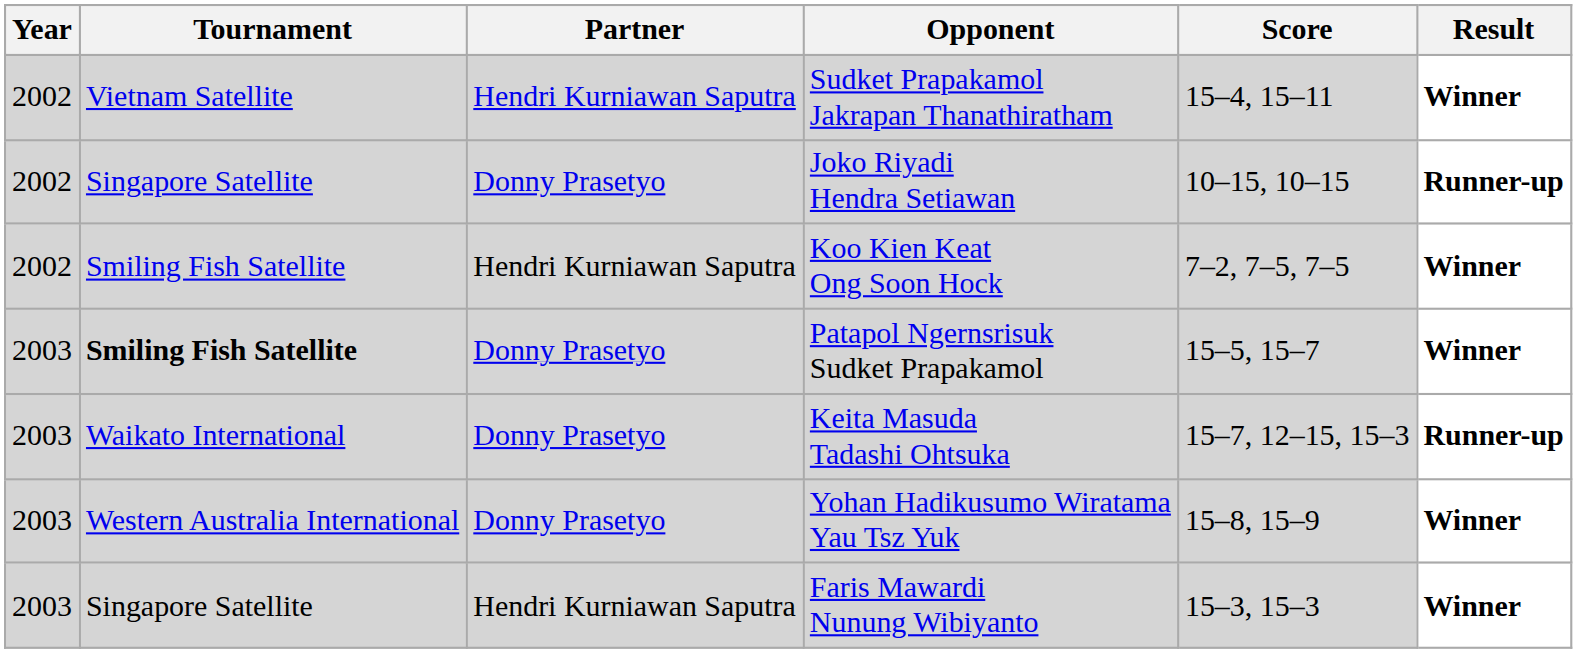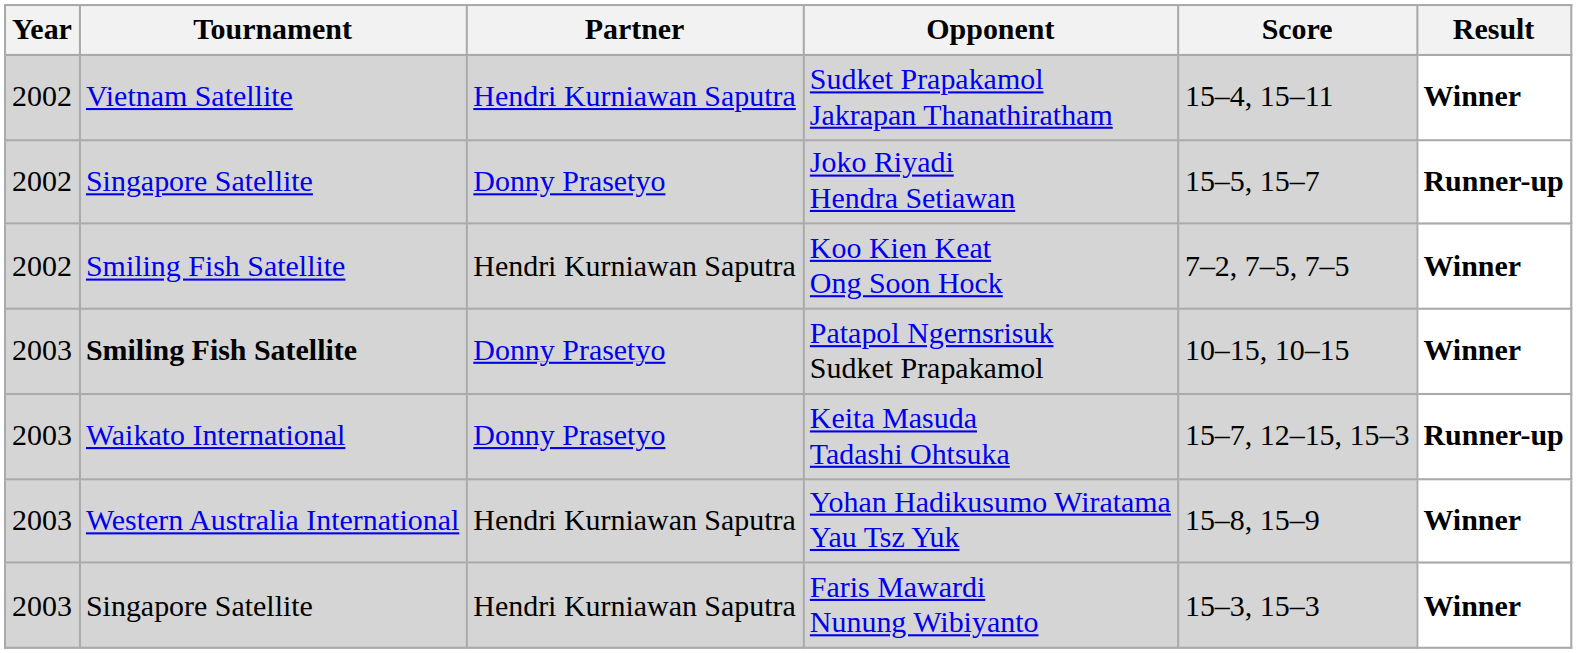(1267, 181) 10–15, 10–15 -> (1252, 181) 15–5, 15–7
(1252, 350) 15–5, 15–7 -> (1267, 350) 10–15, 10–15
(569, 520) Donny Prasetyo -> (635, 520) Hendri Kurniawan Saputra
